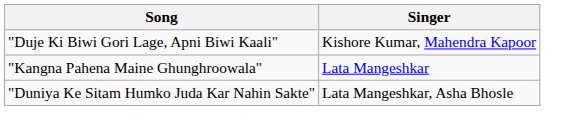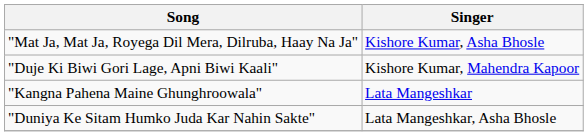+ row: (183, 42)
